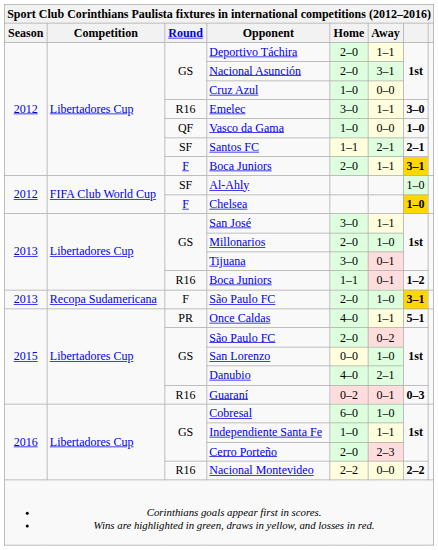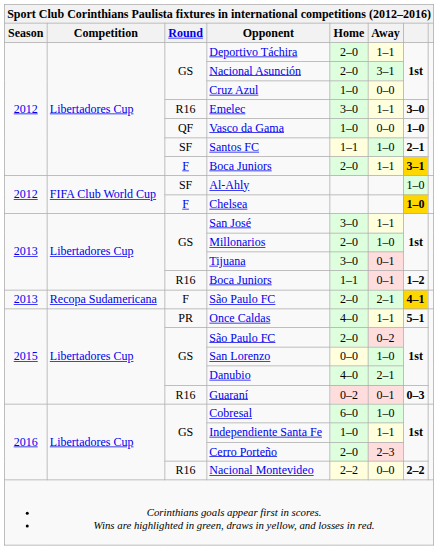(386, 147) 2–1 -> (386, 147) 1–0
(386, 299) 1–0 -> (386, 299) 2–1
(416, 299) 3–1 -> (416, 299) 4–1
